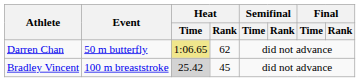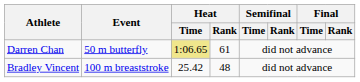(225, 49) 62 -> (225, 49) 61
(191, 67) lightgrey background -> (191, 67) no background
(225, 67) 45 -> (225, 67) 48
